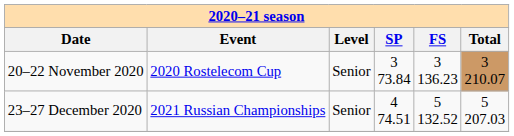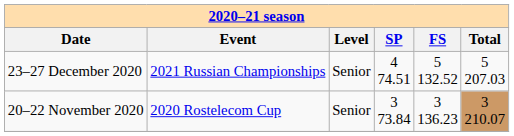rows swapped: (75, 111) <-> (76, 71)
